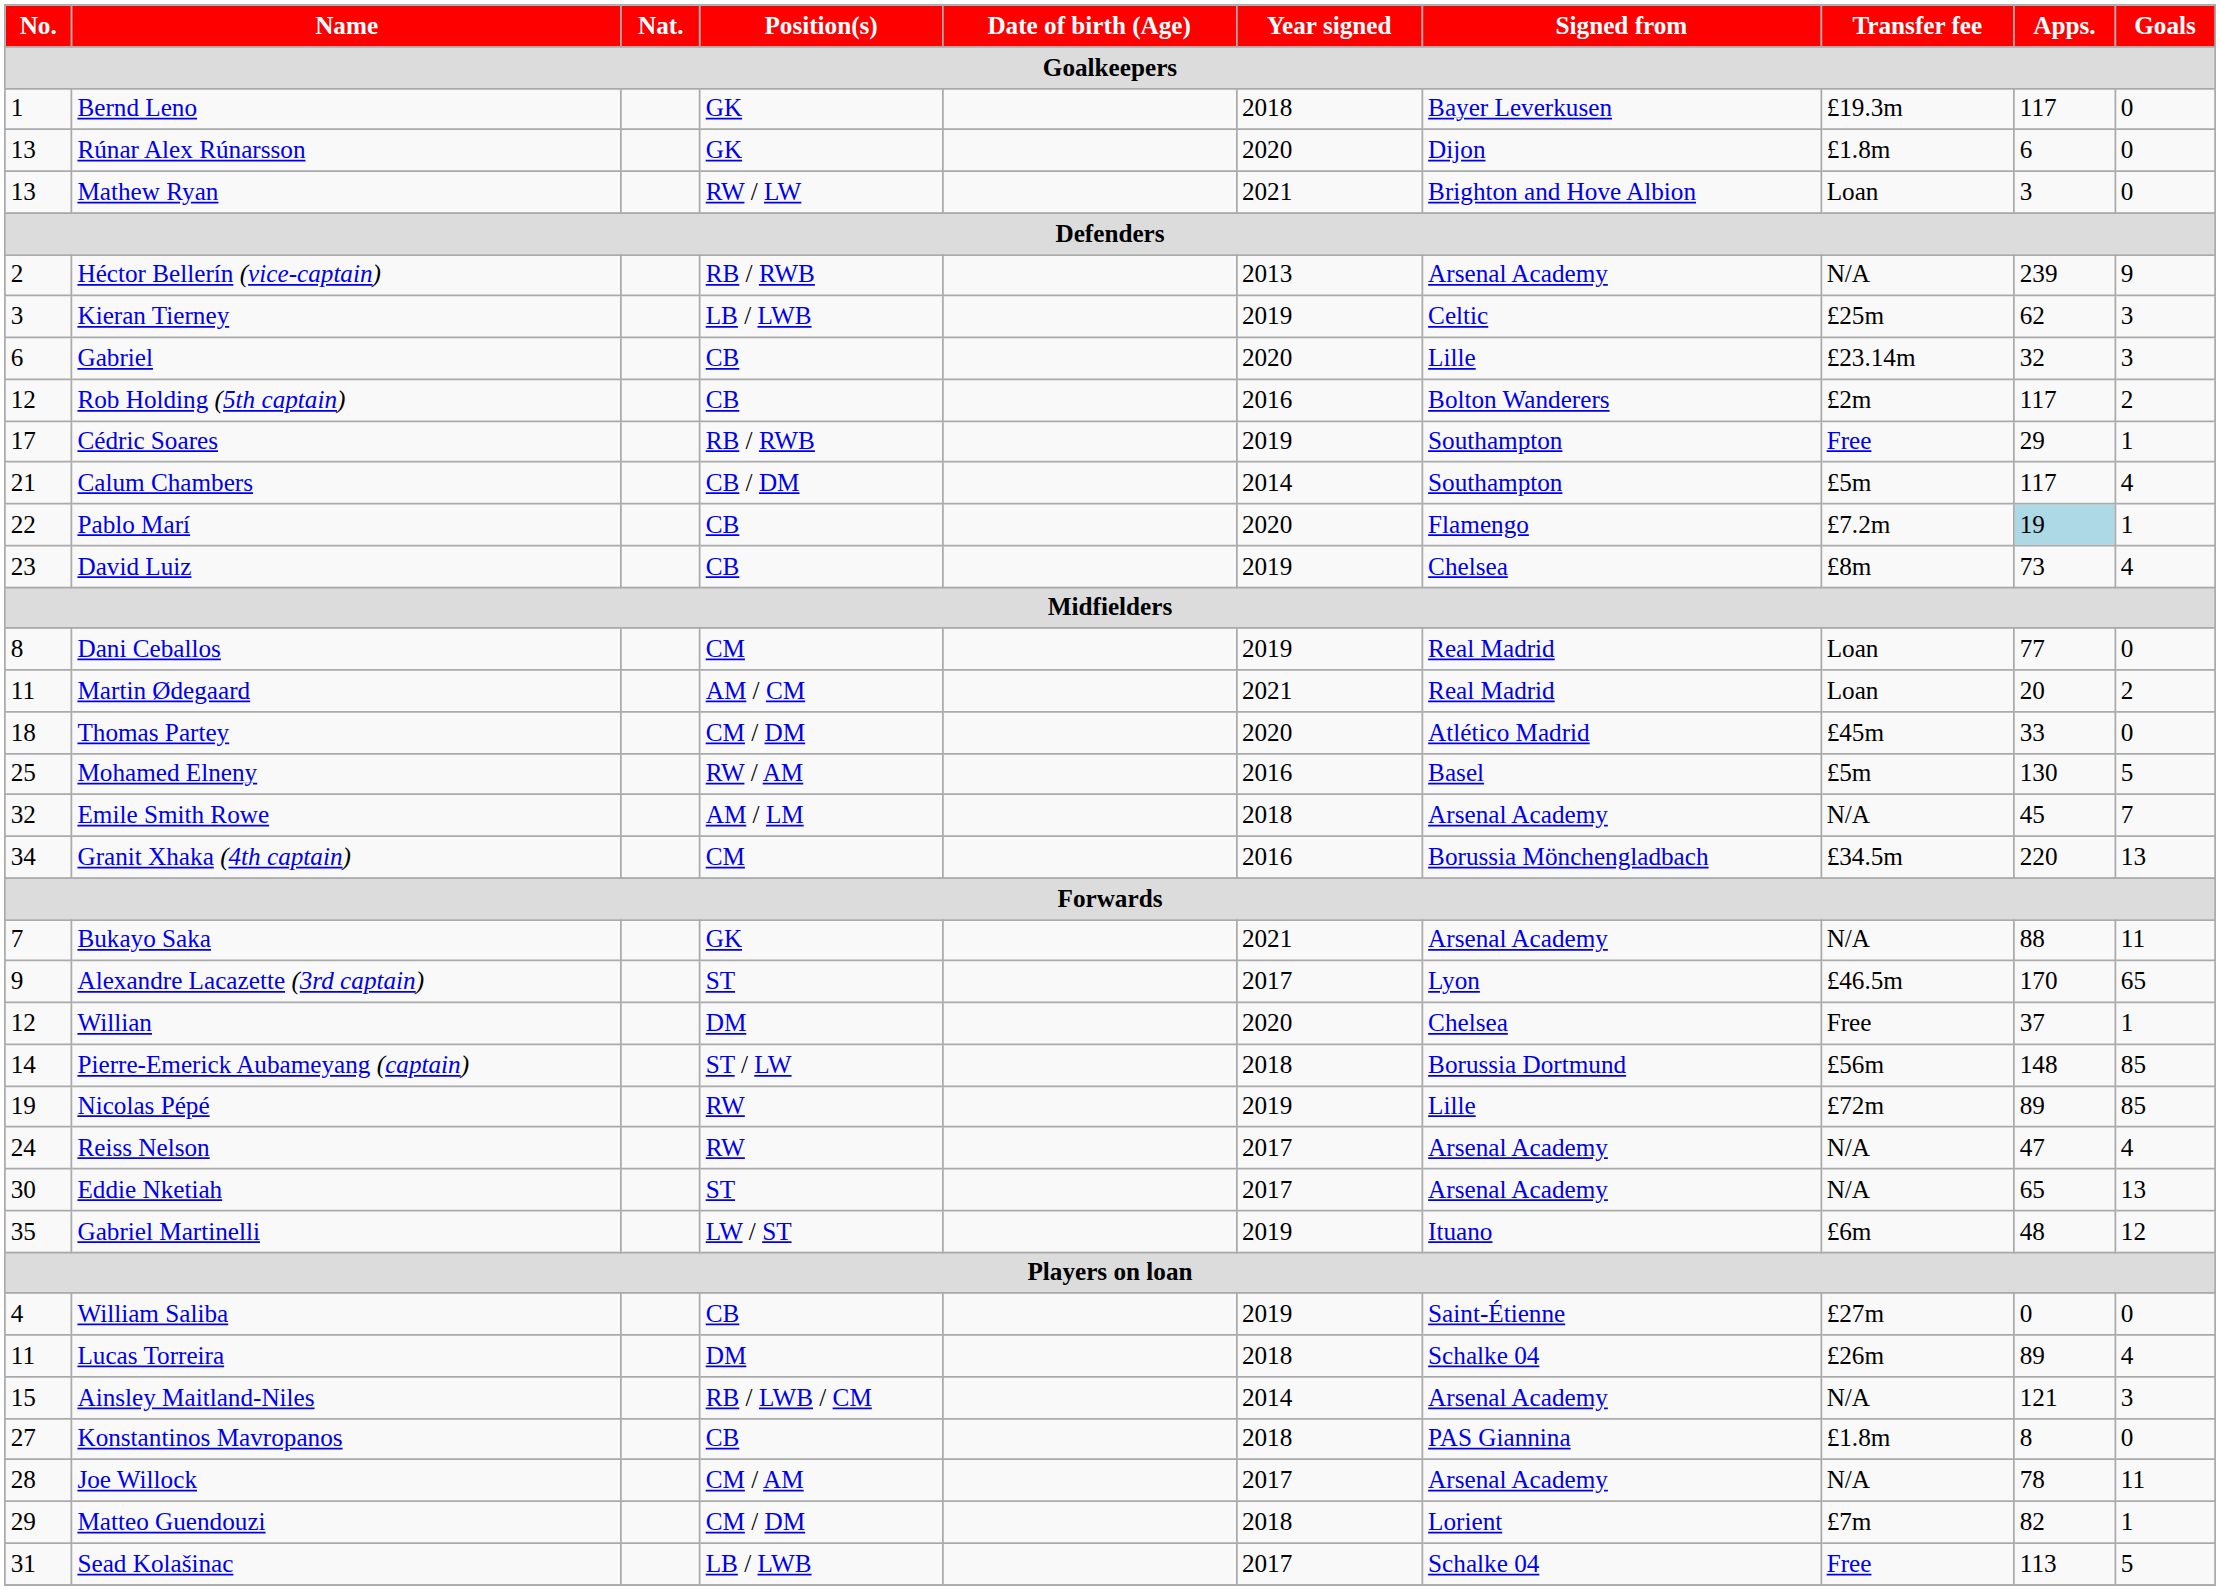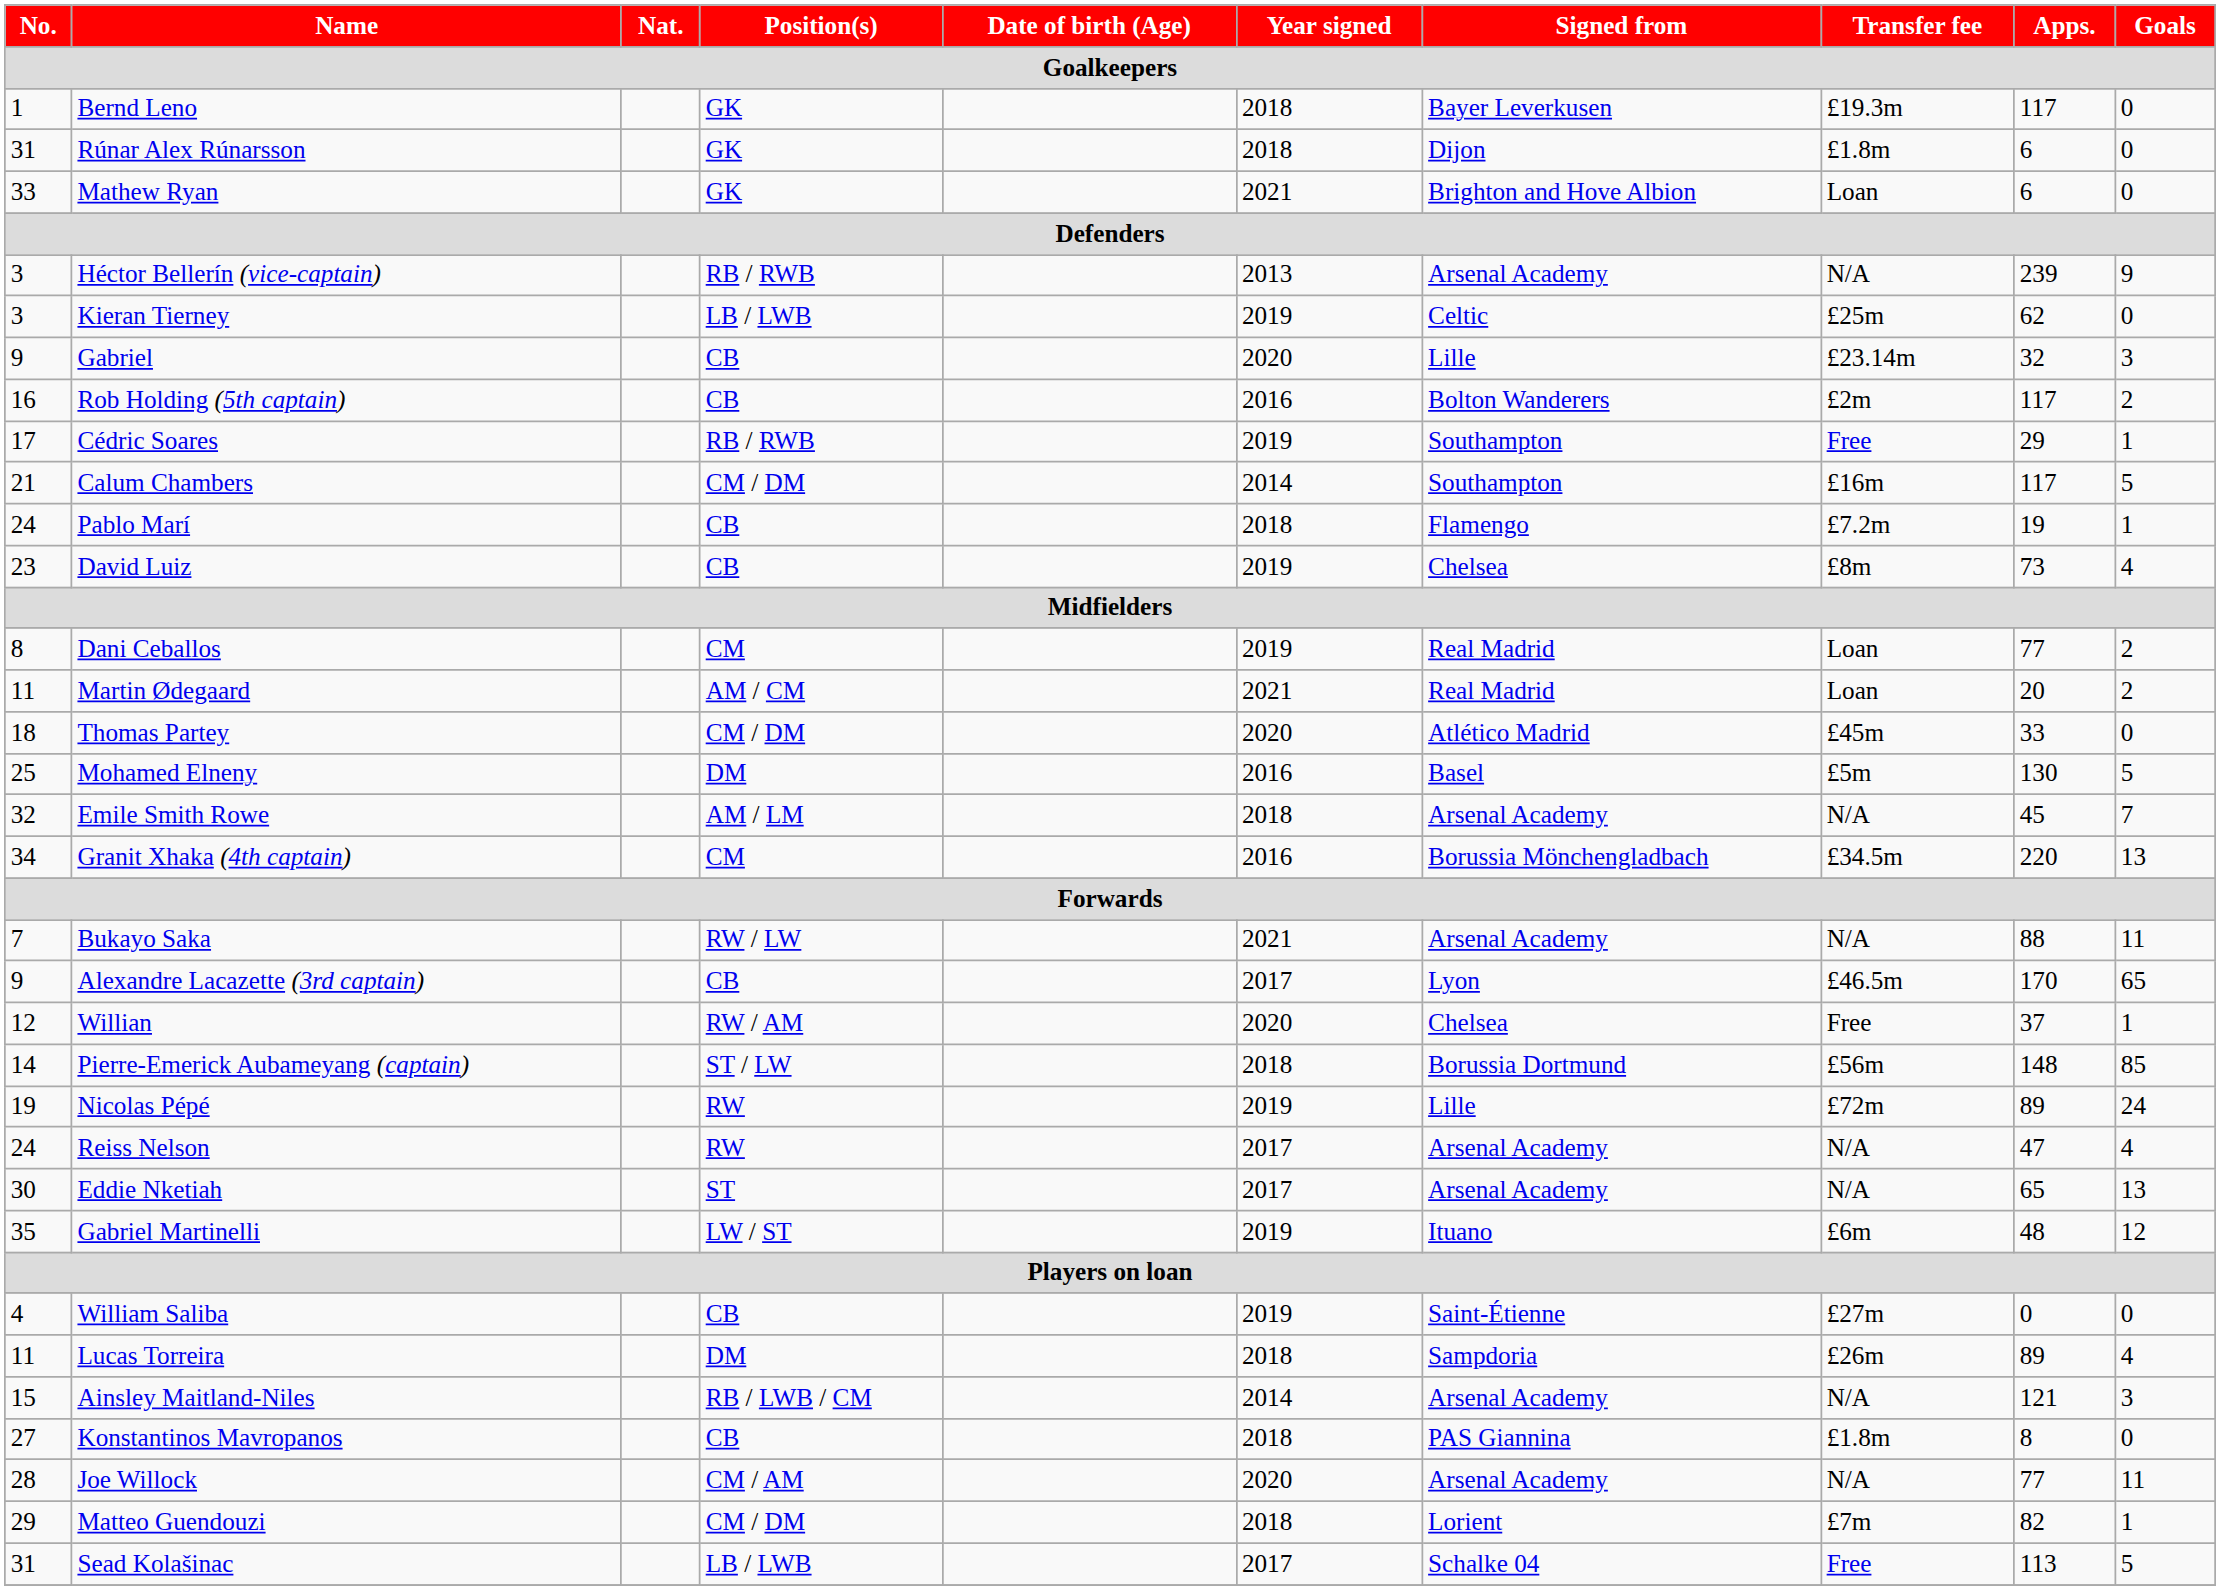(23, 150) 13 -> (23, 150) 31
(1267, 150) 2020 -> (1267, 150) 2018
(23, 191) 13 -> (23, 191) 33
(754, 191) RW / LW -> (724, 191) GK
(2026, 191) 3 -> (2026, 191) 6
(17, 275) 2 -> (17, 275) 3
(2127, 316) 3 -> (2127, 316) 0
(17, 358) 6 -> (17, 358) 9
(23, 399) 12 -> (23, 399) 16
(753, 482) CB / DM -> (755, 482) CM / DM
(1849, 482) £5m -> (1855, 482) £16m
(2127, 482) 4 -> (2127, 482) 5
(23, 524) 22 -> (23, 524) 24
(1267, 524) 2020 -> (1267, 524) 2018
(2032, 524) lightblue background -> (2032, 524) no background
(2127, 649) 0 -> (2127, 649) 2
(754, 773) RW / AM -> (726, 773) DM
(724, 940) GK -> (754, 940) RW / LW
(720, 981) ST -> (722, 981) CB
(726, 1023) DM -> (754, 1023) RW / AM
(2133, 1106) 85 -> (2133, 1106) 24
(1484, 1355) Schalke 04 -> (1483, 1355) Sampdoria
(1267, 1480) 2017 -> (1267, 1480) 2020
(2032, 1480) 78 -> (2032, 1480) 77
